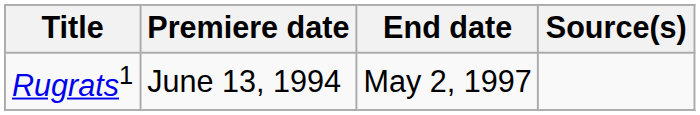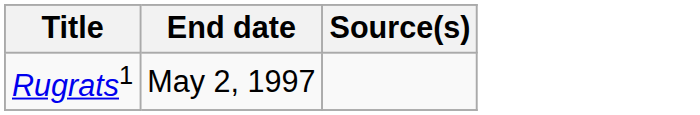- column: (248, 28)
